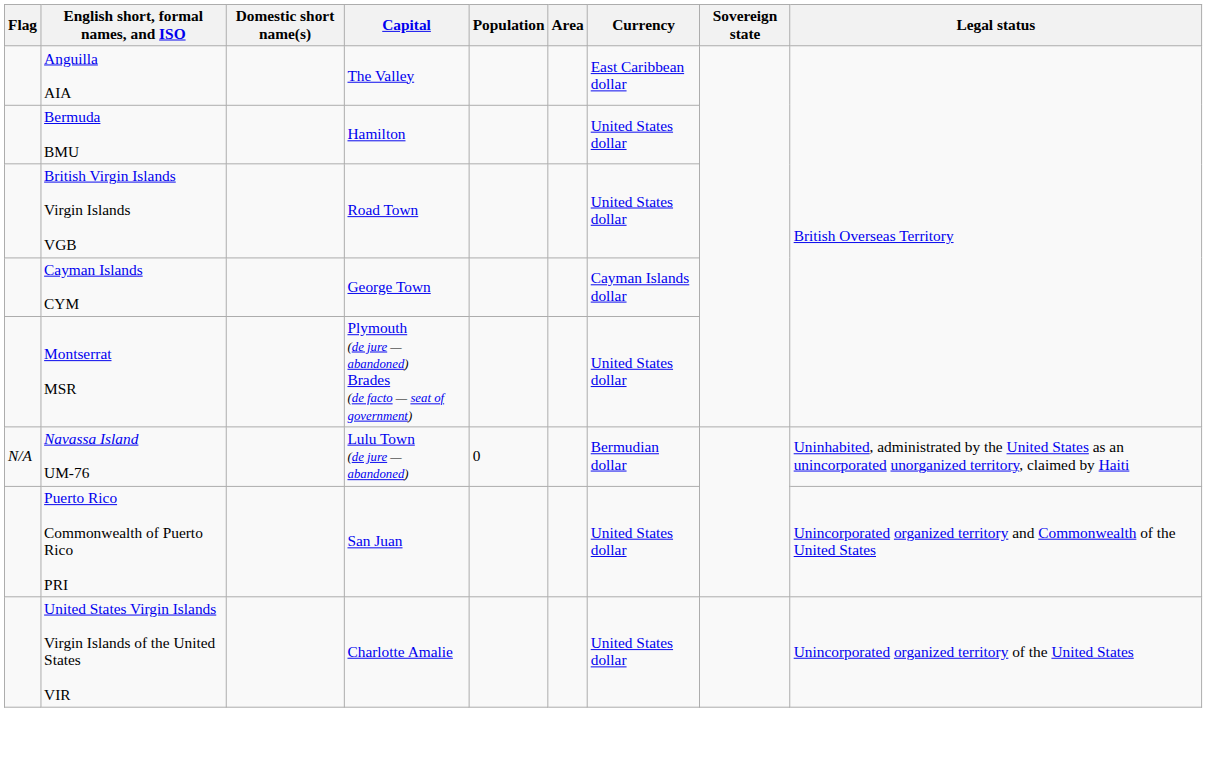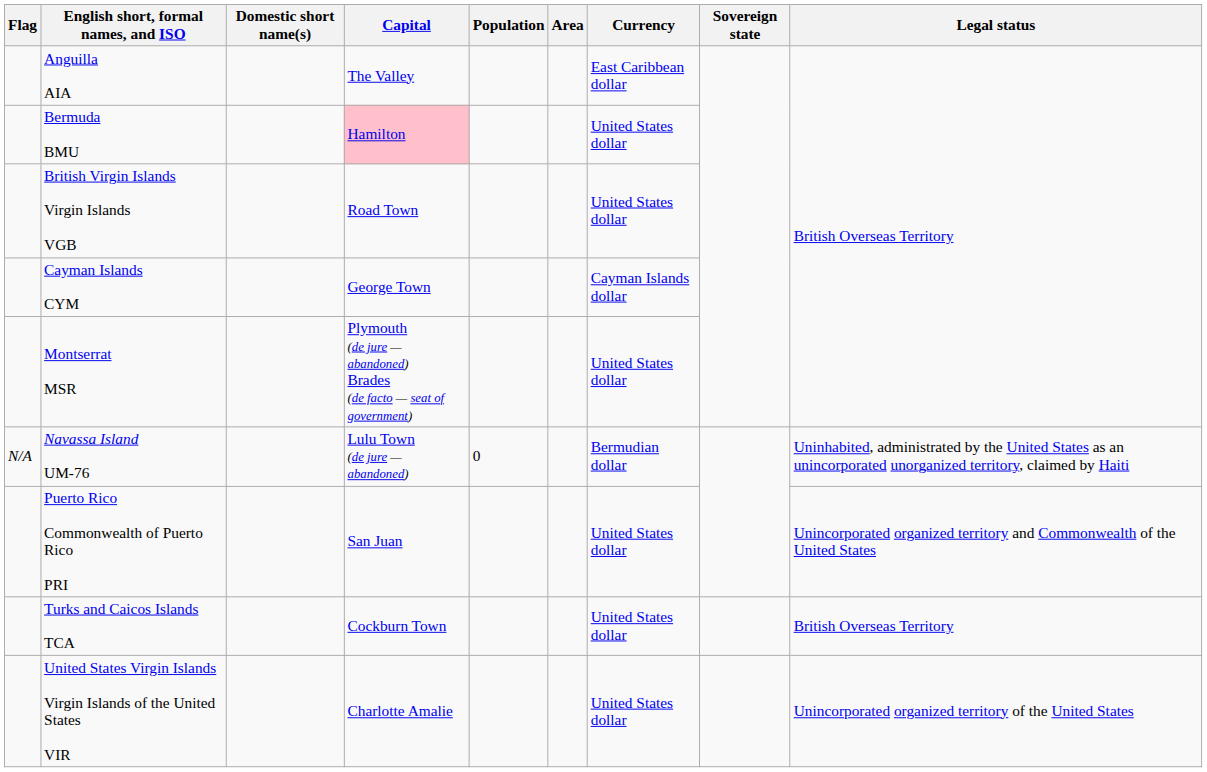(376, 134) no background -> (376, 134) pink background
+ row: (121, 626)
